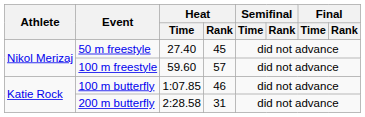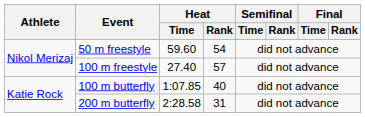(182, 49) 27.40 -> (182, 49) 59.60
(220, 49) 45 -> (220, 49) 54
(182, 67) 59.60 -> (182, 67) 27.40
(220, 86) 46 -> (220, 86) 40
